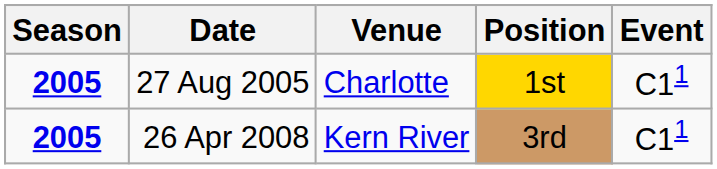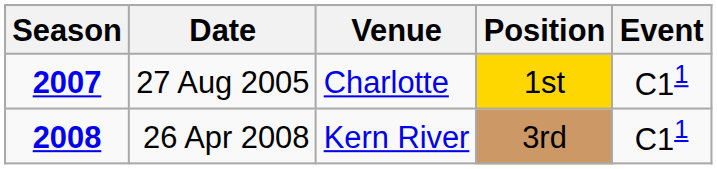(67, 82) 2005 -> (67, 82) 2007
(67, 137) 2005 -> (67, 137) 2008
